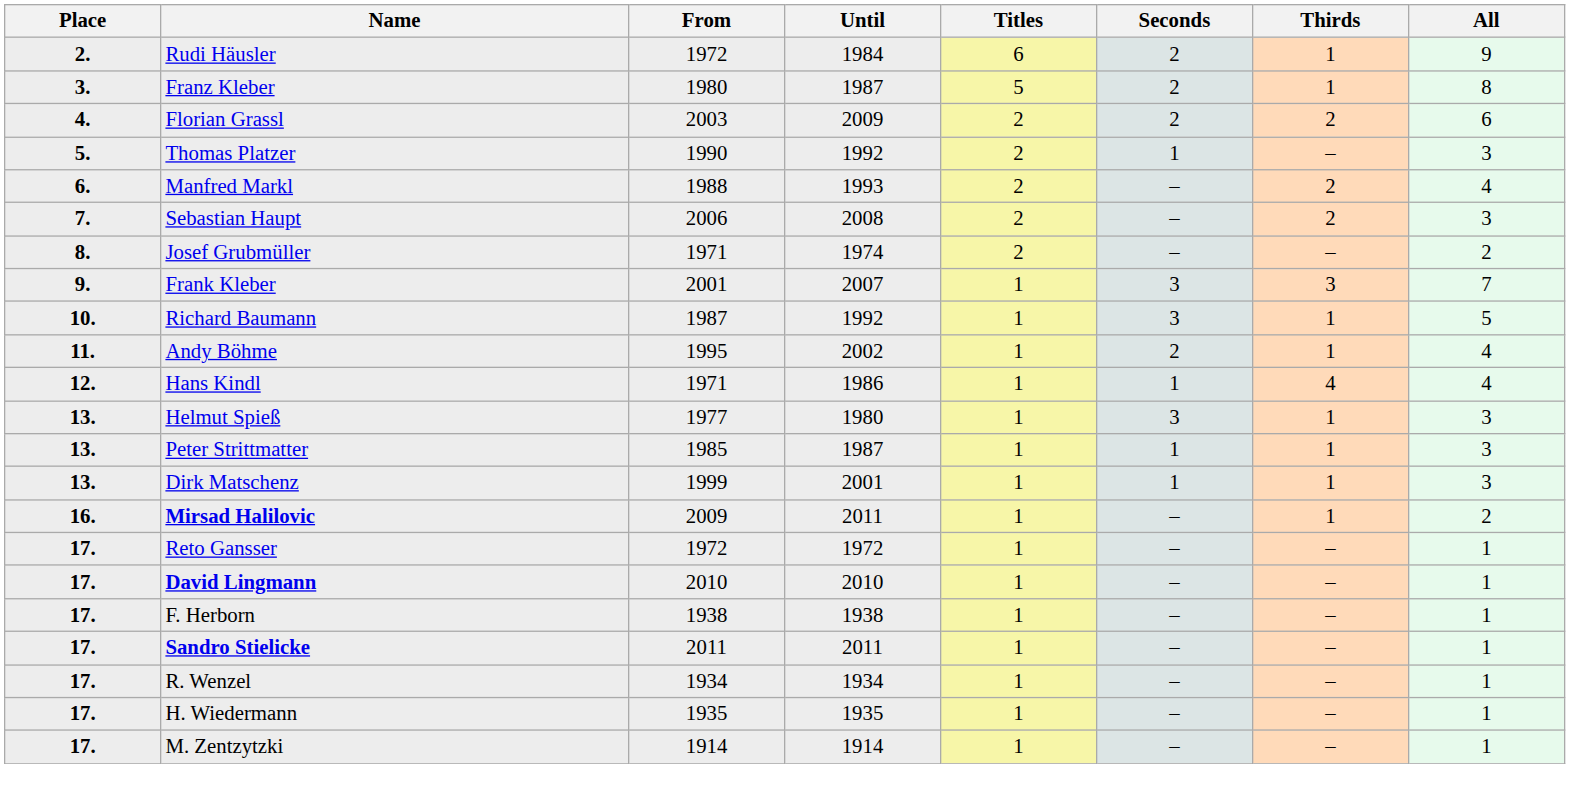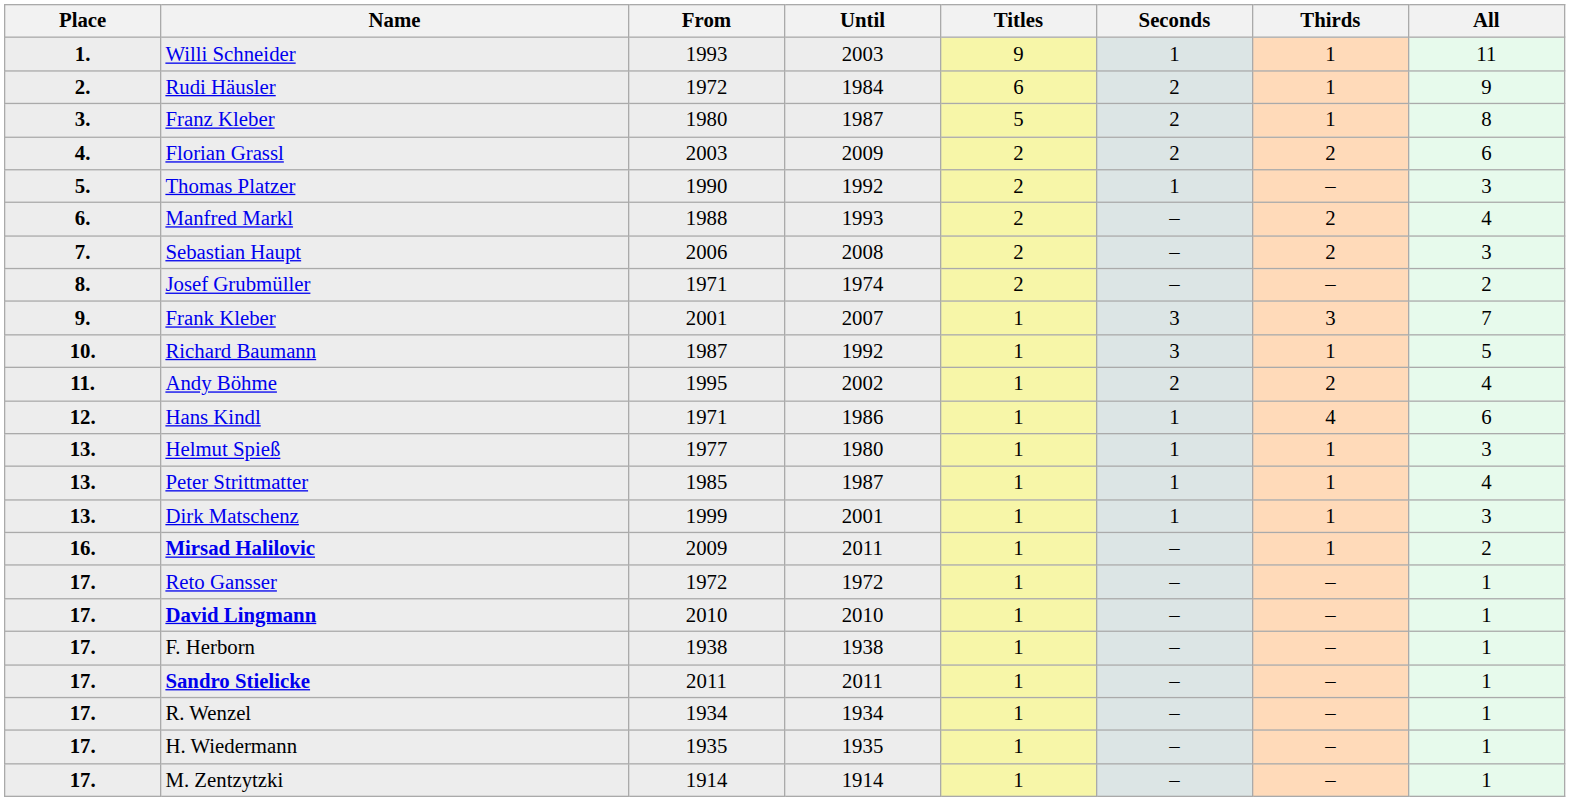+ row: (231, 53)
(1330, 350) 1 -> (1330, 383) 2
(1486, 383) 4 -> (1486, 416) 6
(1174, 416) 3 -> (1174, 449) 1
(1486, 449) 3 -> (1486, 482) 4
